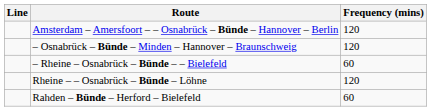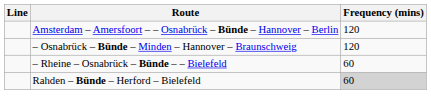- row: (120, 81)
(349, 98) no background -> (349, 81) lightgrey background
